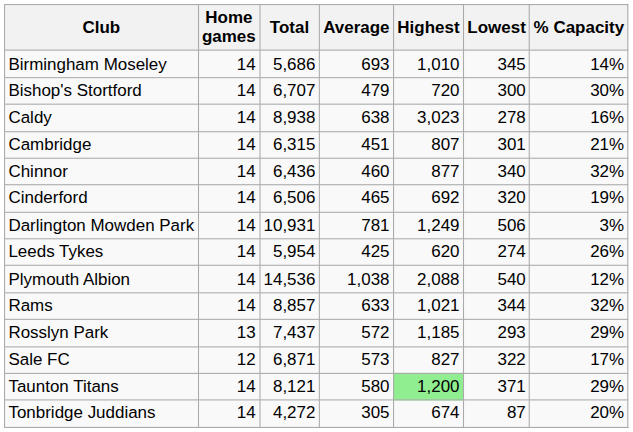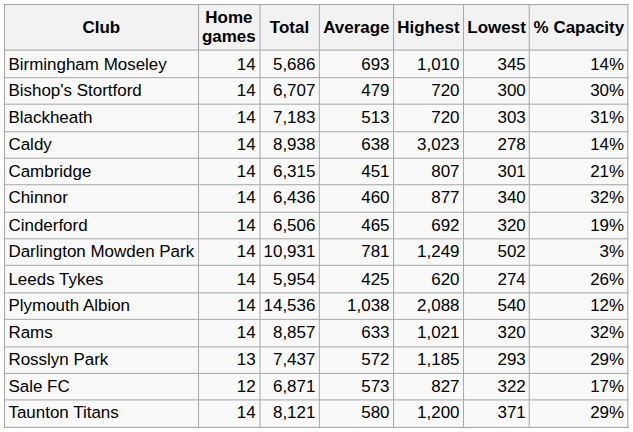+ row: (50, 117)
(607, 117) 16% -> (607, 144) 14%
(512, 225) 506 -> (512, 252) 502
(512, 306) 344 -> (512, 332) 320
(438, 386) lightgreen background -> (438, 413) no background
- row: (82, 413)
